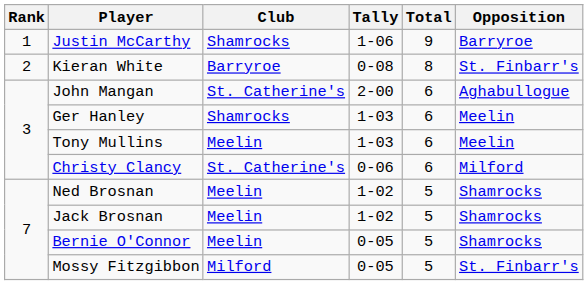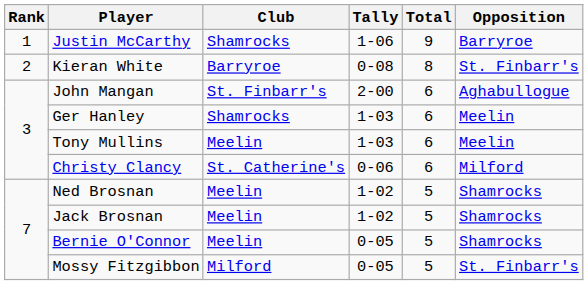(276, 92) St. Catherine's -> (267, 92) St. Finbarr's
